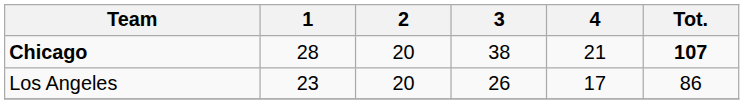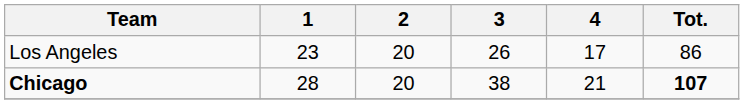rows swapped: (63, 83) <-> (48, 51)
